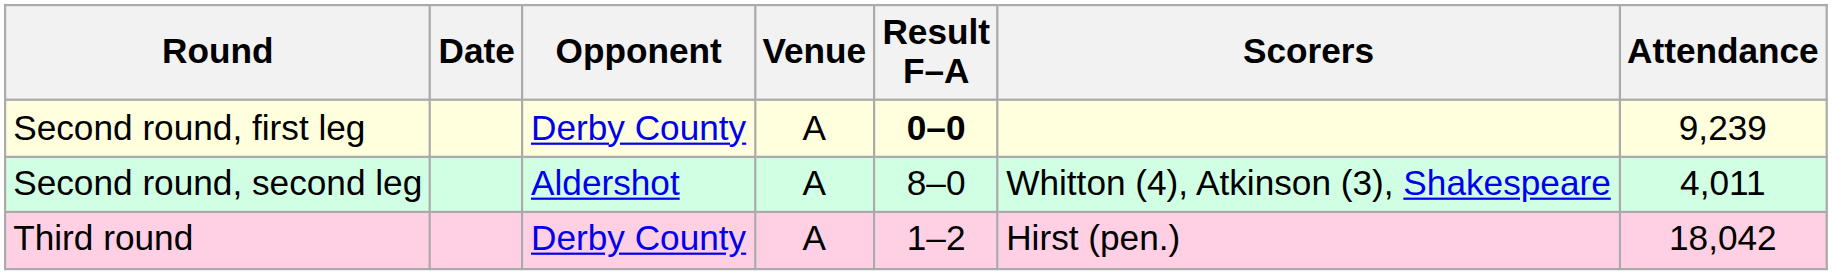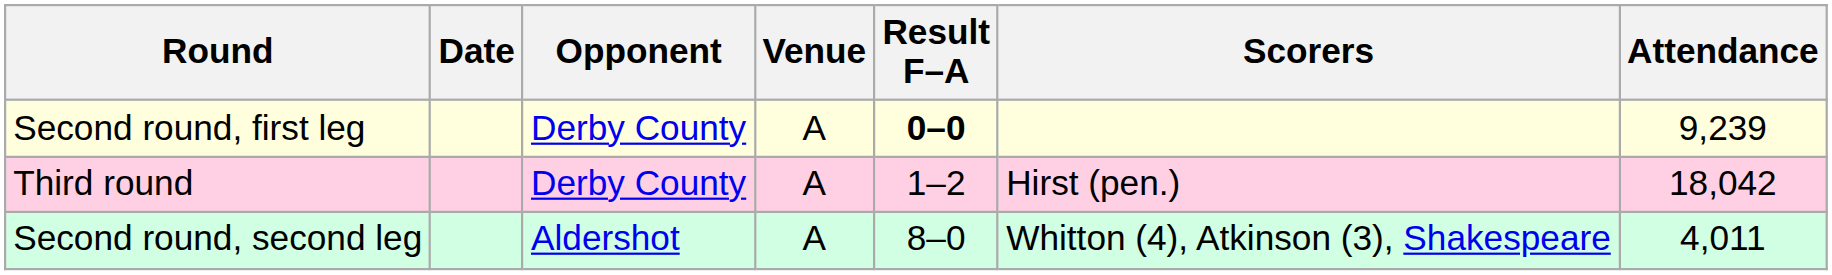rows swapped: (218, 183) <-> (103, 239)
